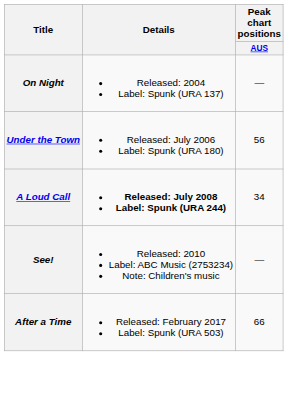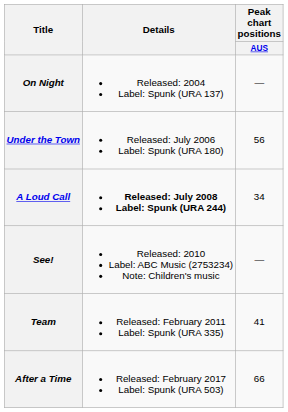+ row: (43, 322)
